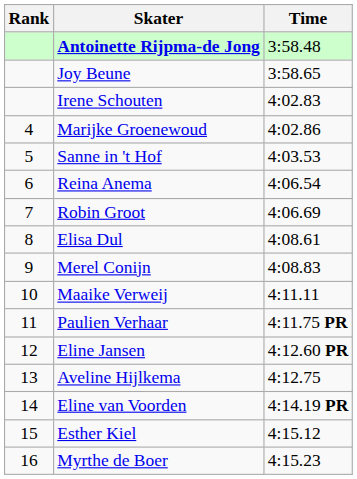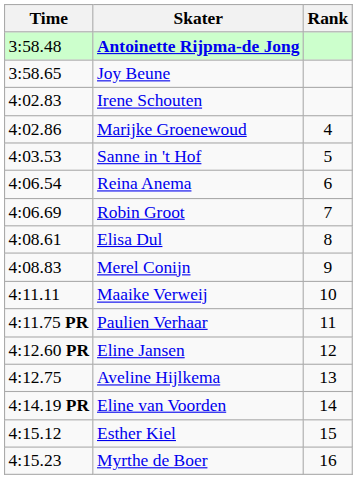columns swapped: (29, 18) <-> (308, 18)
